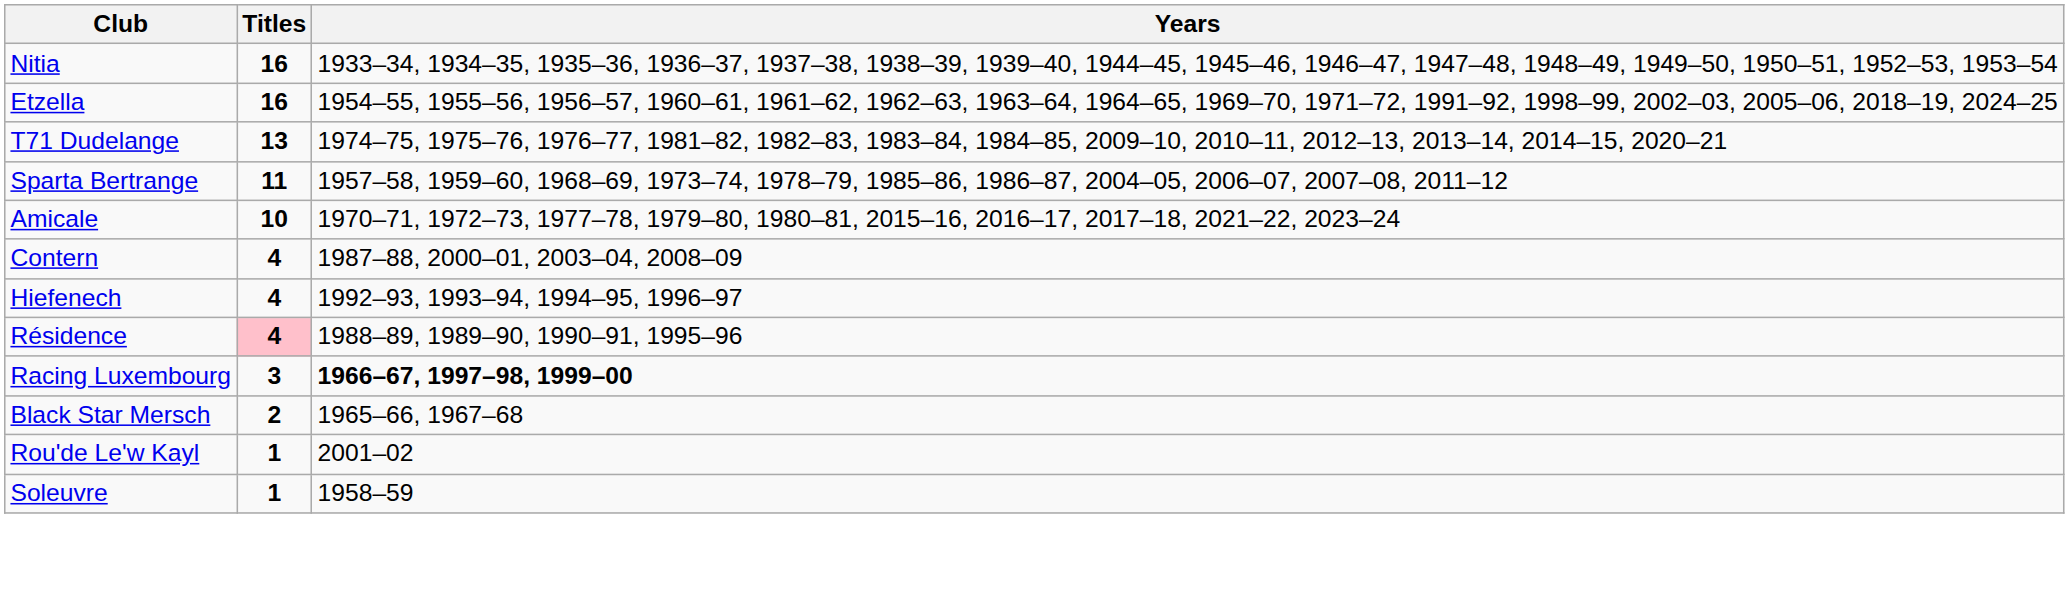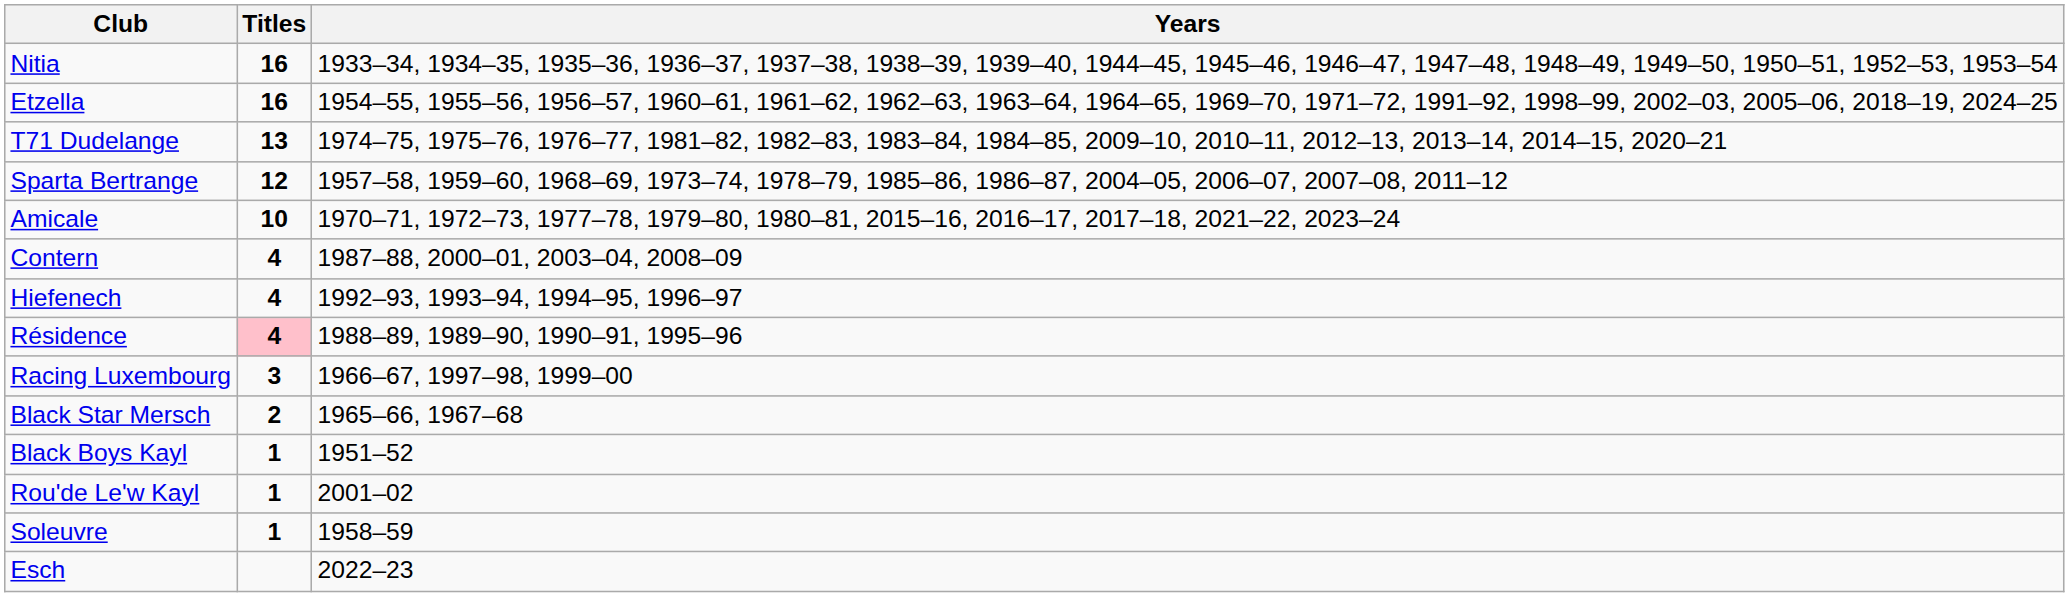(274, 180) 11 -> (274, 180) 12
(475, 375) bold -> (475, 375) normal
+ row: (99, 453)
+ row: (38, 571)
